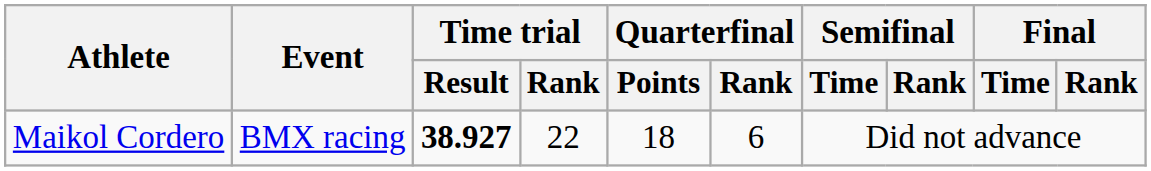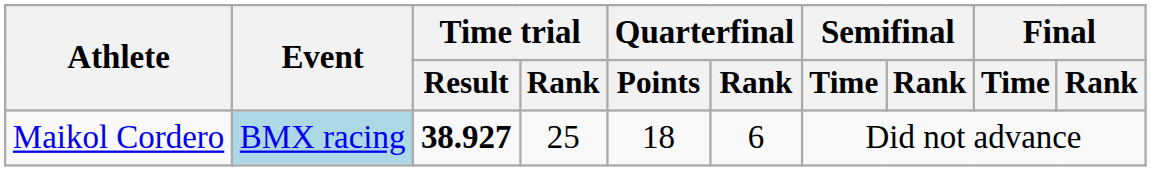(323, 137) no background -> (323, 137) lightblue background
(563, 137) 22 -> (563, 137) 25
